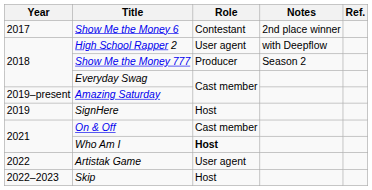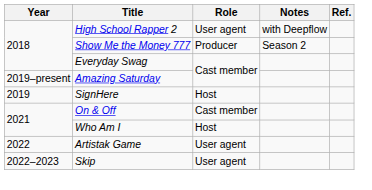- row: (127, 29)
(207, 144) bold -> (206, 128) normal
(206, 177) Host -> (220, 161) User agent
